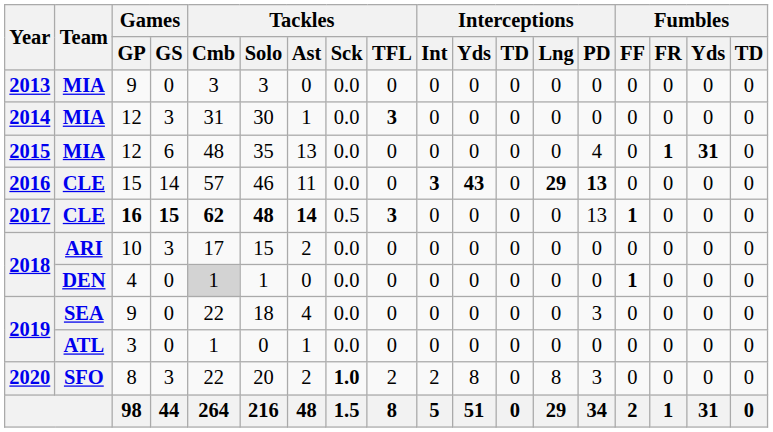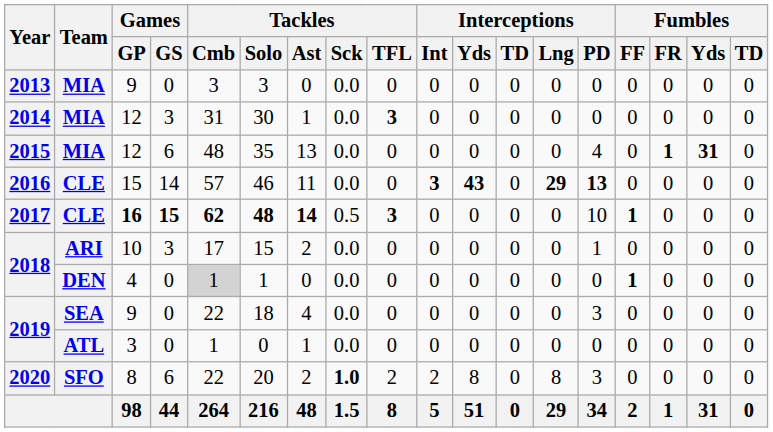(597, 215) 13 -> (597, 215) 10
(597, 248) 0 -> (597, 248) 1
(169, 378) 3 -> (169, 378) 6
